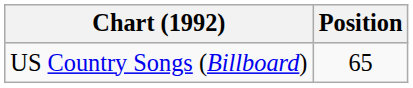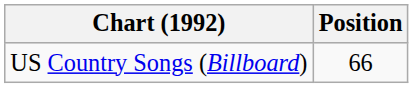(361, 62) 65 -> (361, 62) 66
